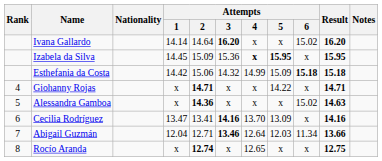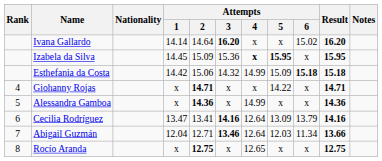(255, 103) x -> (255, 103) 14.99
(307, 103) 15.02 -> (307, 103) x
(335, 103) 14.63 -> (335, 103) 14.36
(255, 118) 13.70 -> (255, 118) 12.64
(307, 118) x -> (307, 118) 13.79
(202, 149) 12.74 -> (202, 149) 12.75
